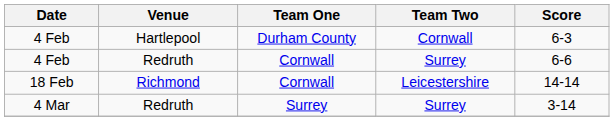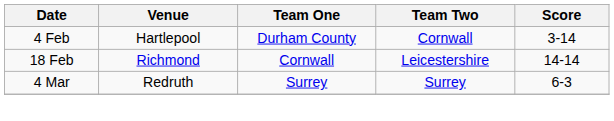(562, 37) 6-3 -> (562, 37) 3-14
- row: (52, 60)
(562, 104) 3-14 -> (562, 82) 6-3
